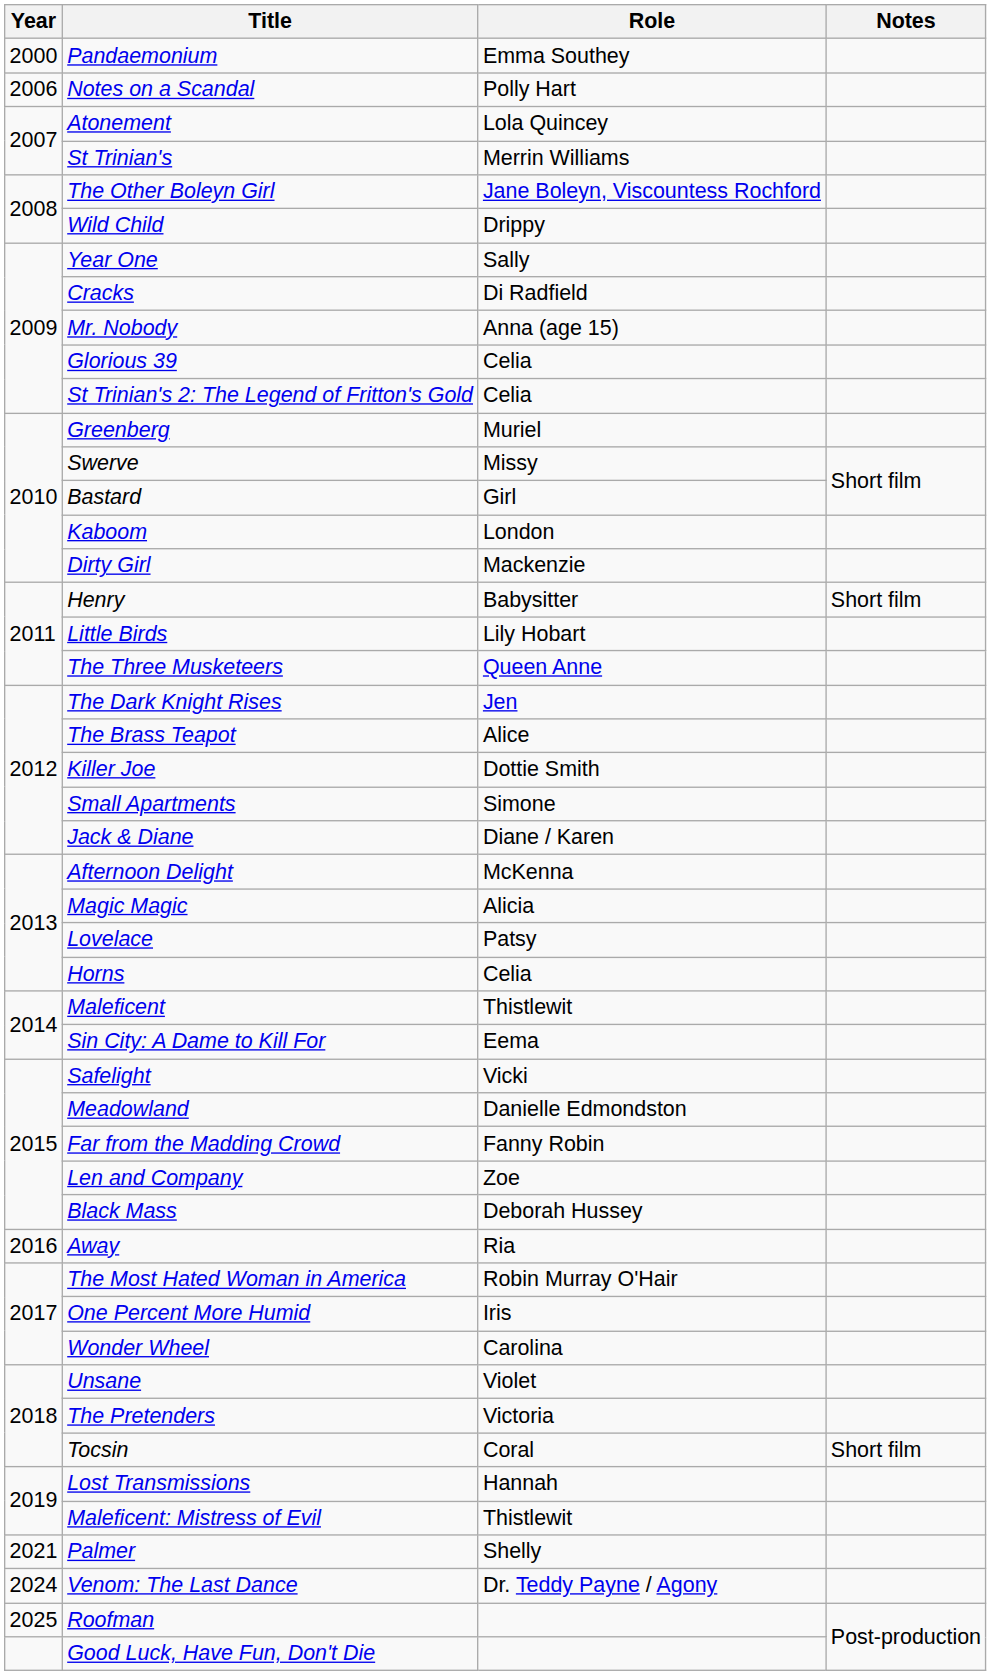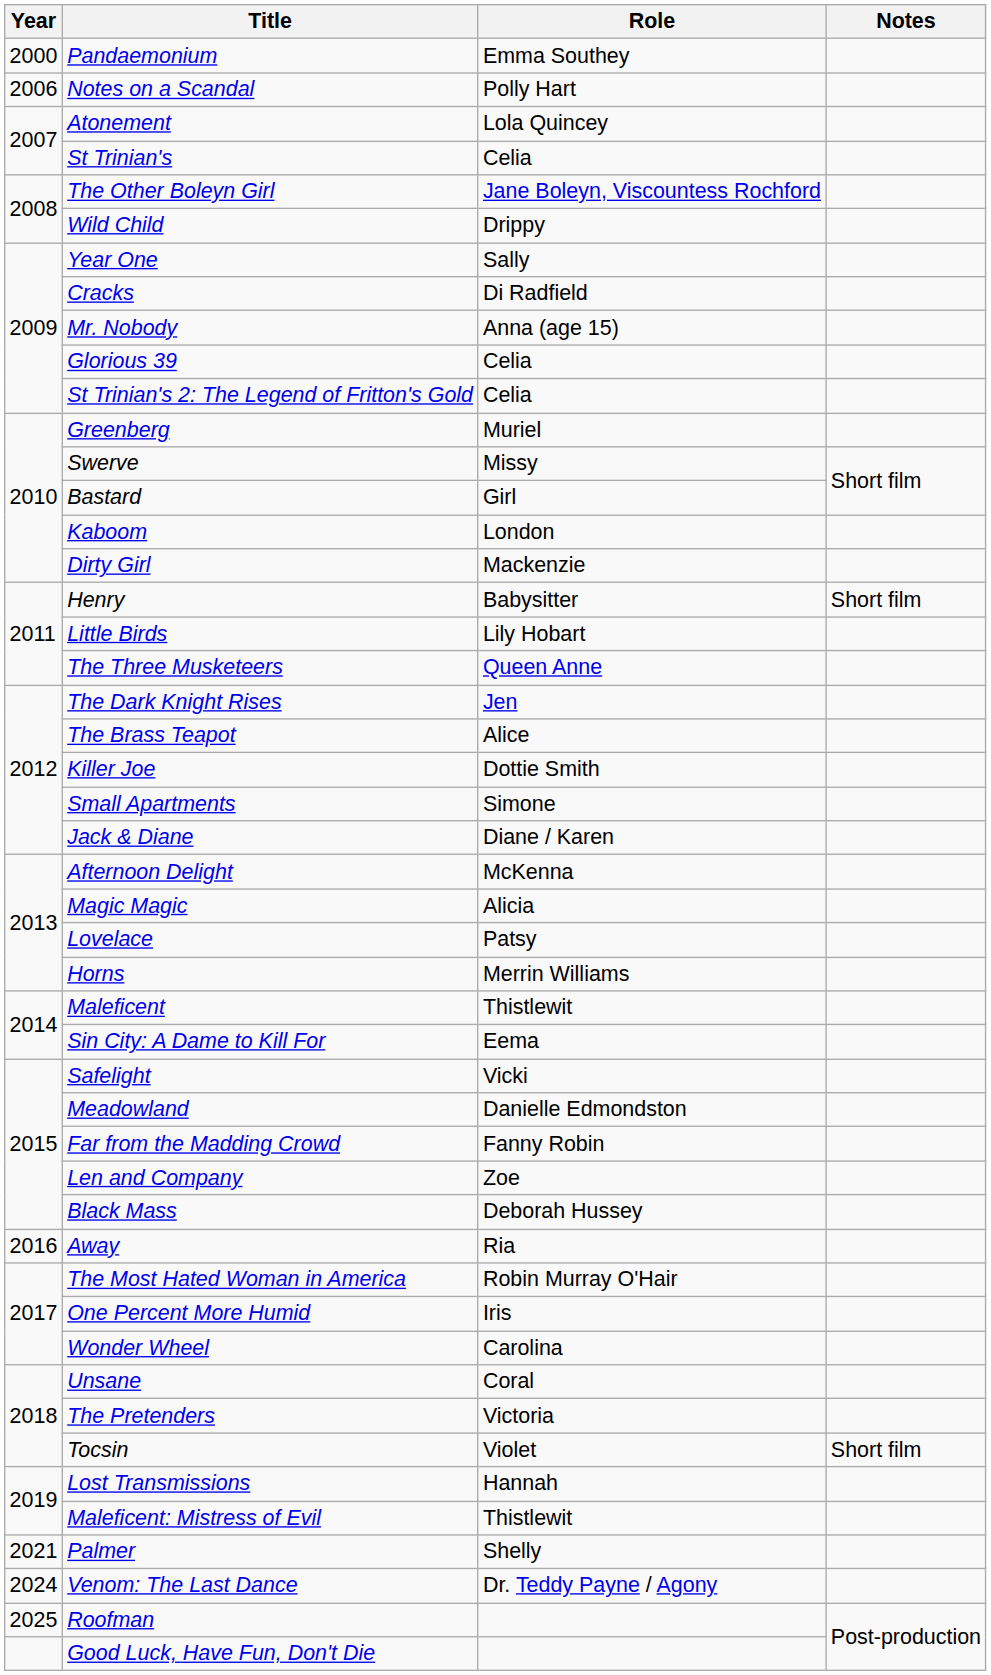(556, 157) Merrin Williams -> (507, 157) Celia
(507, 973) Celia -> (556, 973) Merrin Williams
(510, 1381) Violet -> (509, 1381) Coral
(509, 1449) Coral -> (510, 1449) Violet
